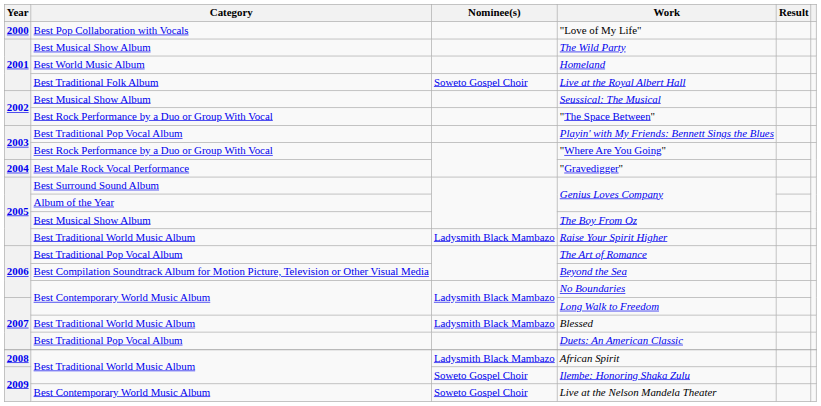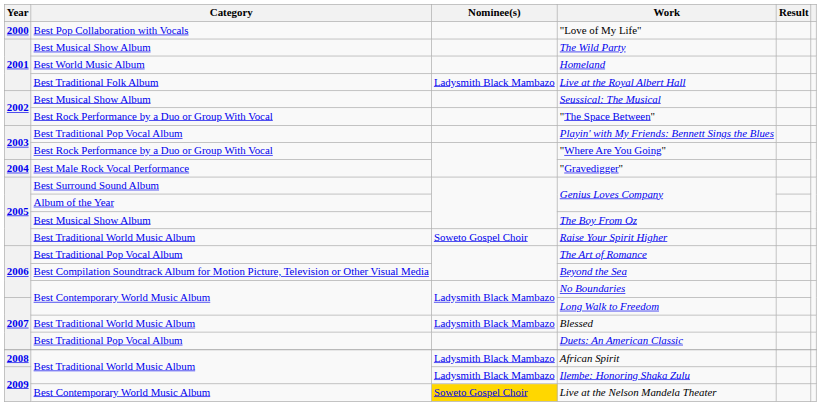(481, 82) Soweto Gospel Choir -> (494, 82) Ladysmith Black Mambazo
(494, 237) Ladysmith Black Mambazo -> (481, 237) Soweto Gospel Choir
(481, 375) Soweto Gospel Choir -> (494, 375) Ladysmith Black Mambazo
(481, 392) no background -> (481, 392) gold background
